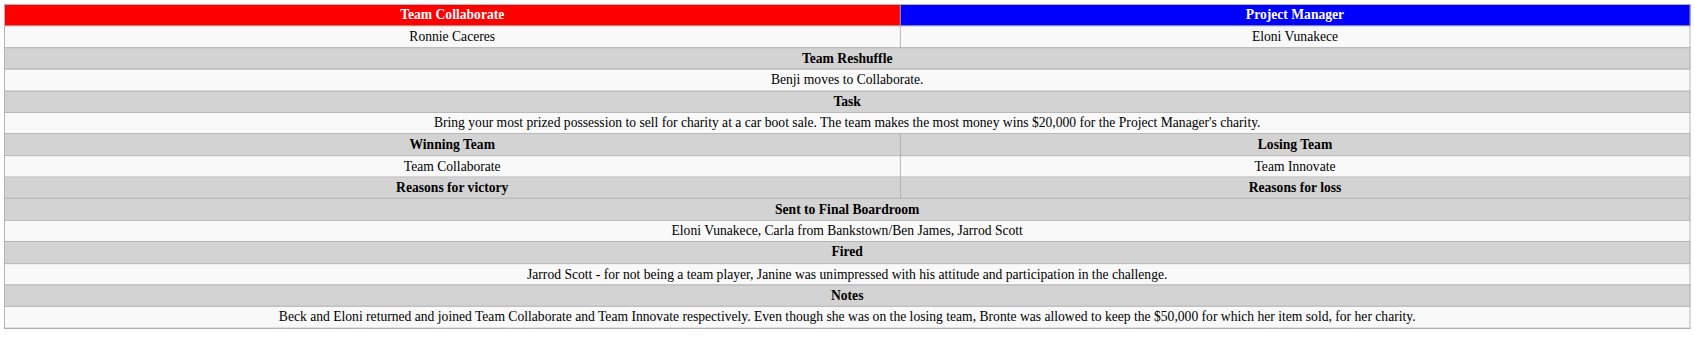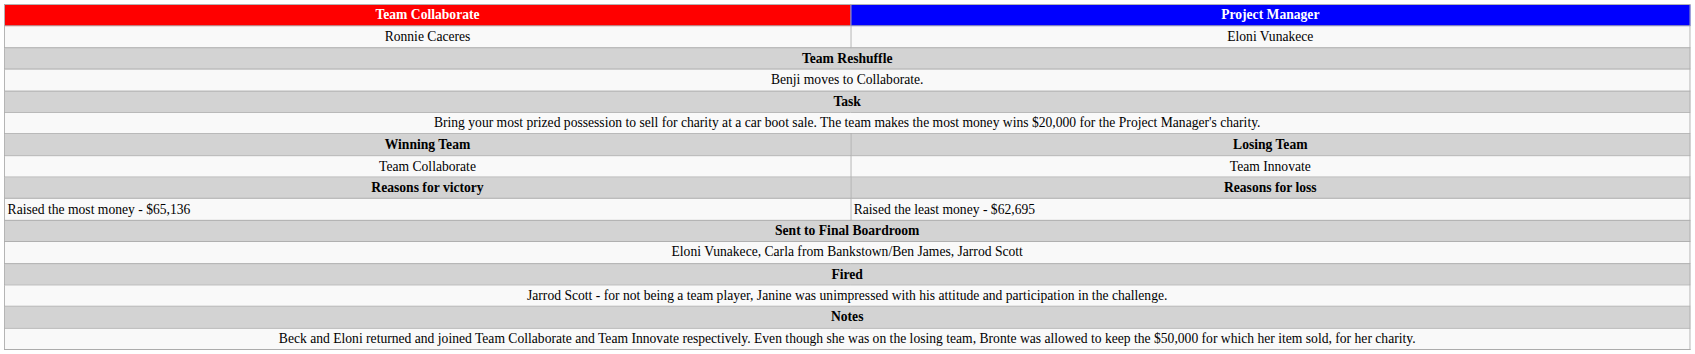+ row: (99, 209)
